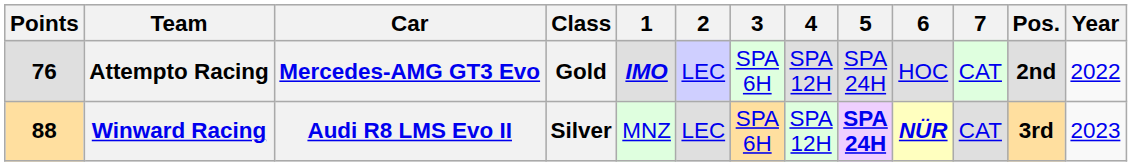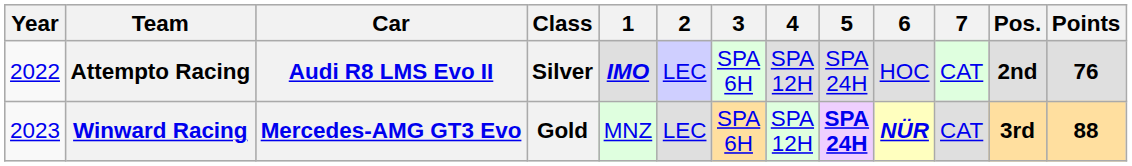columns swapped: (1095, 23) <-> (44, 23)
(410, 71) Mercedes-AMG GT3 Evo -> (391, 71) Audi R8 LMS Evo II
(581, 71) Gold -> (563, 71) Silver
(410, 131) Audi R8 LMS Evo II -> (391, 131) Mercedes-AMG GT3 Evo
(581, 131) Silver -> (563, 131) Gold
